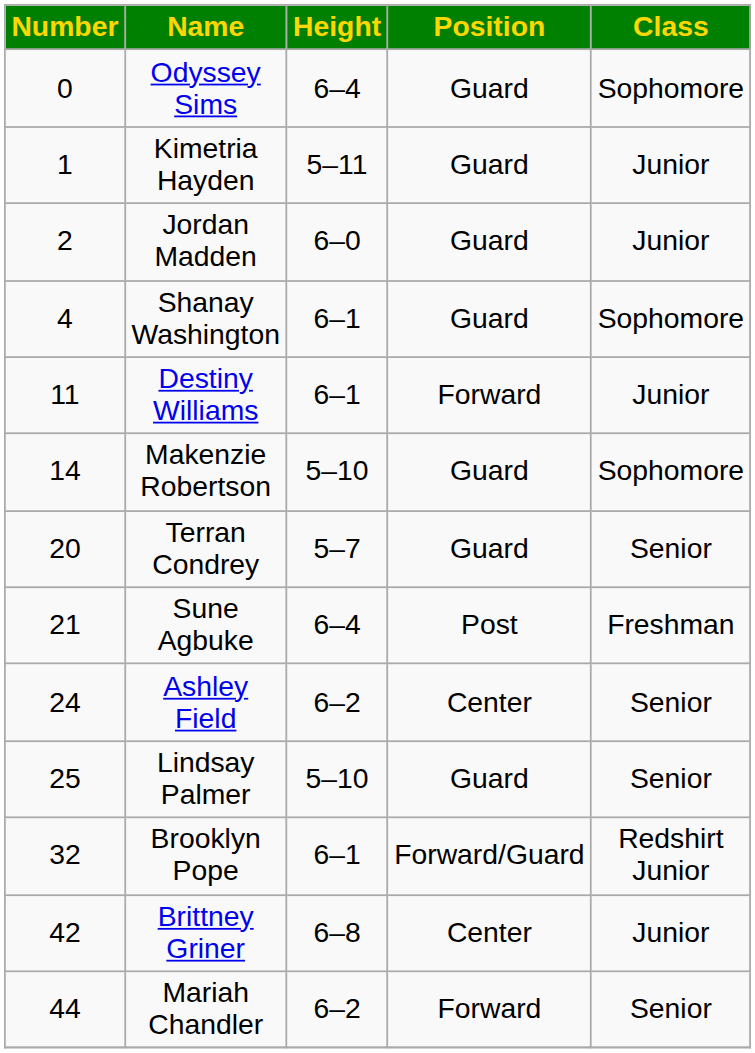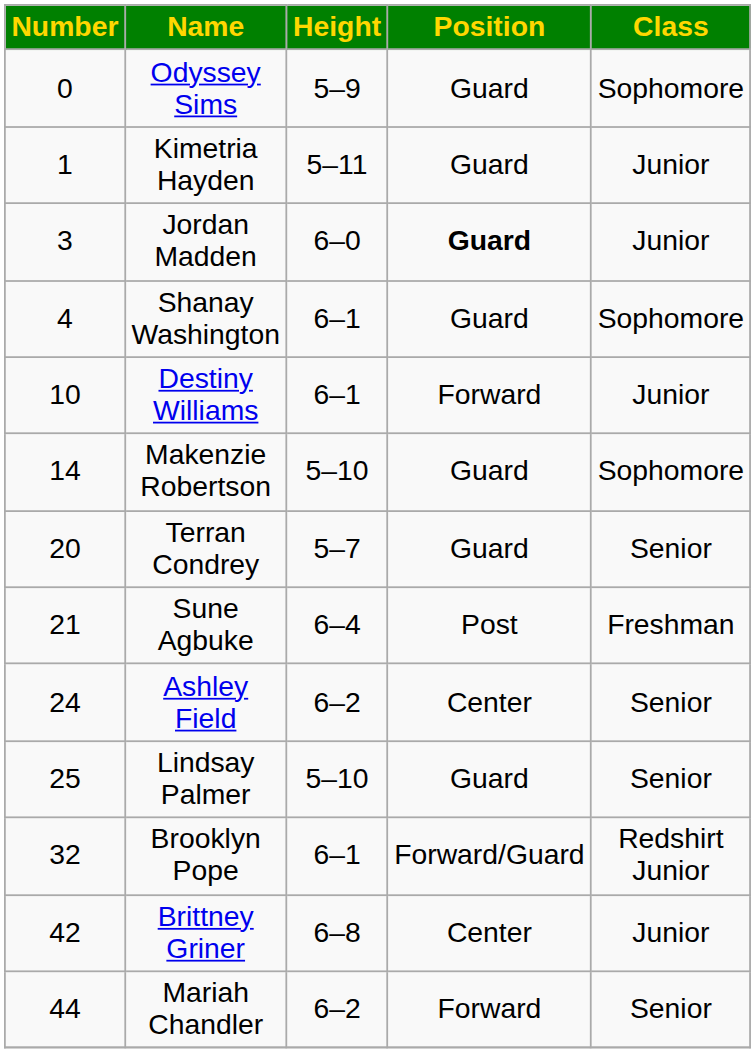(337, 87) 6–4 -> (337, 87) 5–9
(65, 241) 2 -> (65, 241) 3
(489, 241) normal -> (489, 241) bold
(65, 394) 11 -> (65, 394) 10
